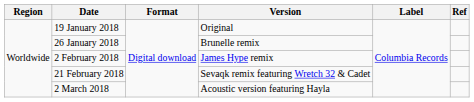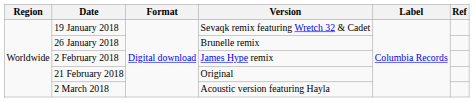(217, 27) Original -> (285, 27) Sevaqk remix featuring Wretch 32 & Cadet
(285, 74) Sevaqk remix featuring Wretch 32 & Cadet -> (217, 74) Original
